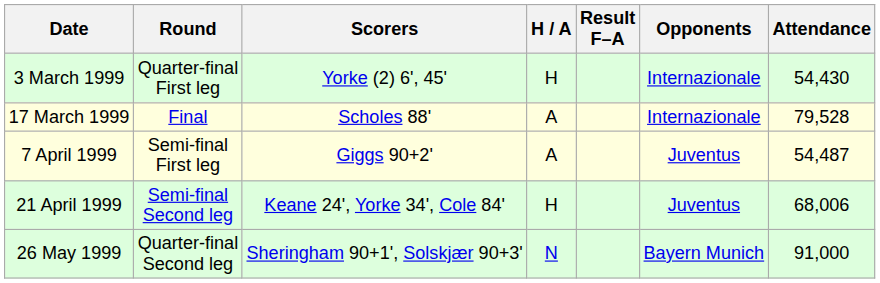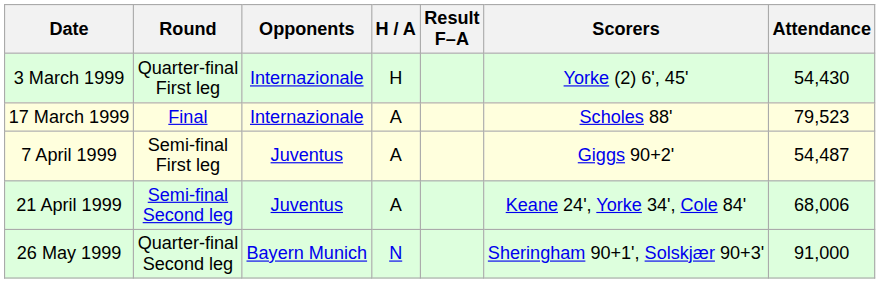columns swapped: (704, 29) <-> (385, 29)
(822, 116) 79,528 -> (822, 116) 79,523
(551, 204) H -> (396, 204) A
